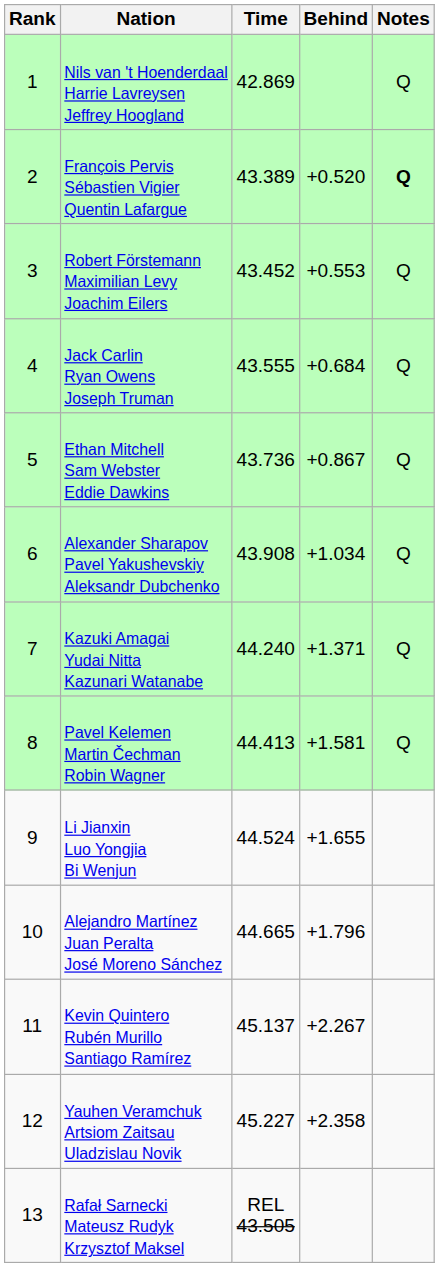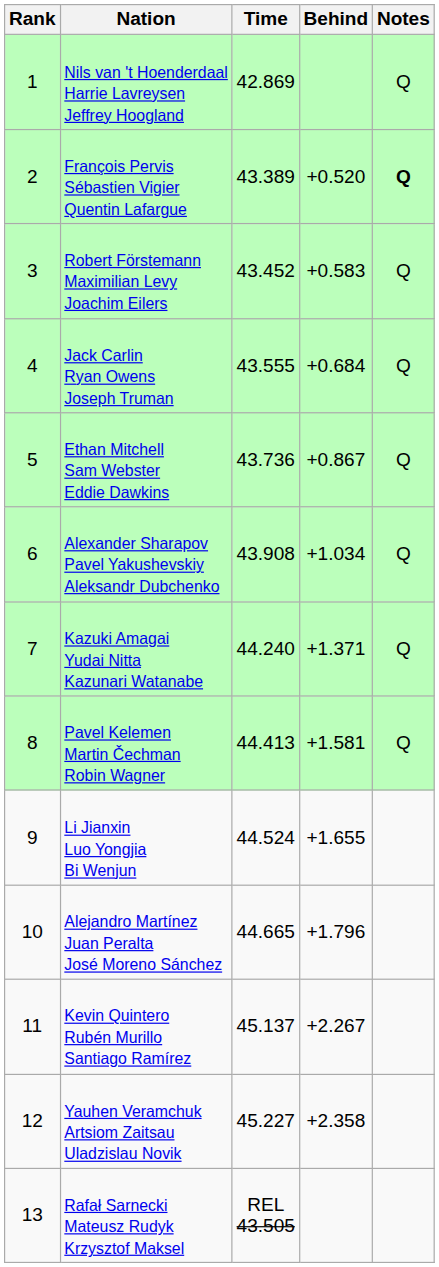(336, 270) +0.553 -> (336, 270) +0.583
